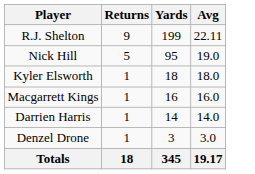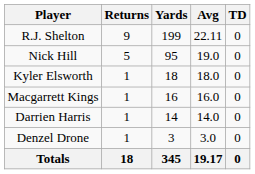+ column: (238, 14)
